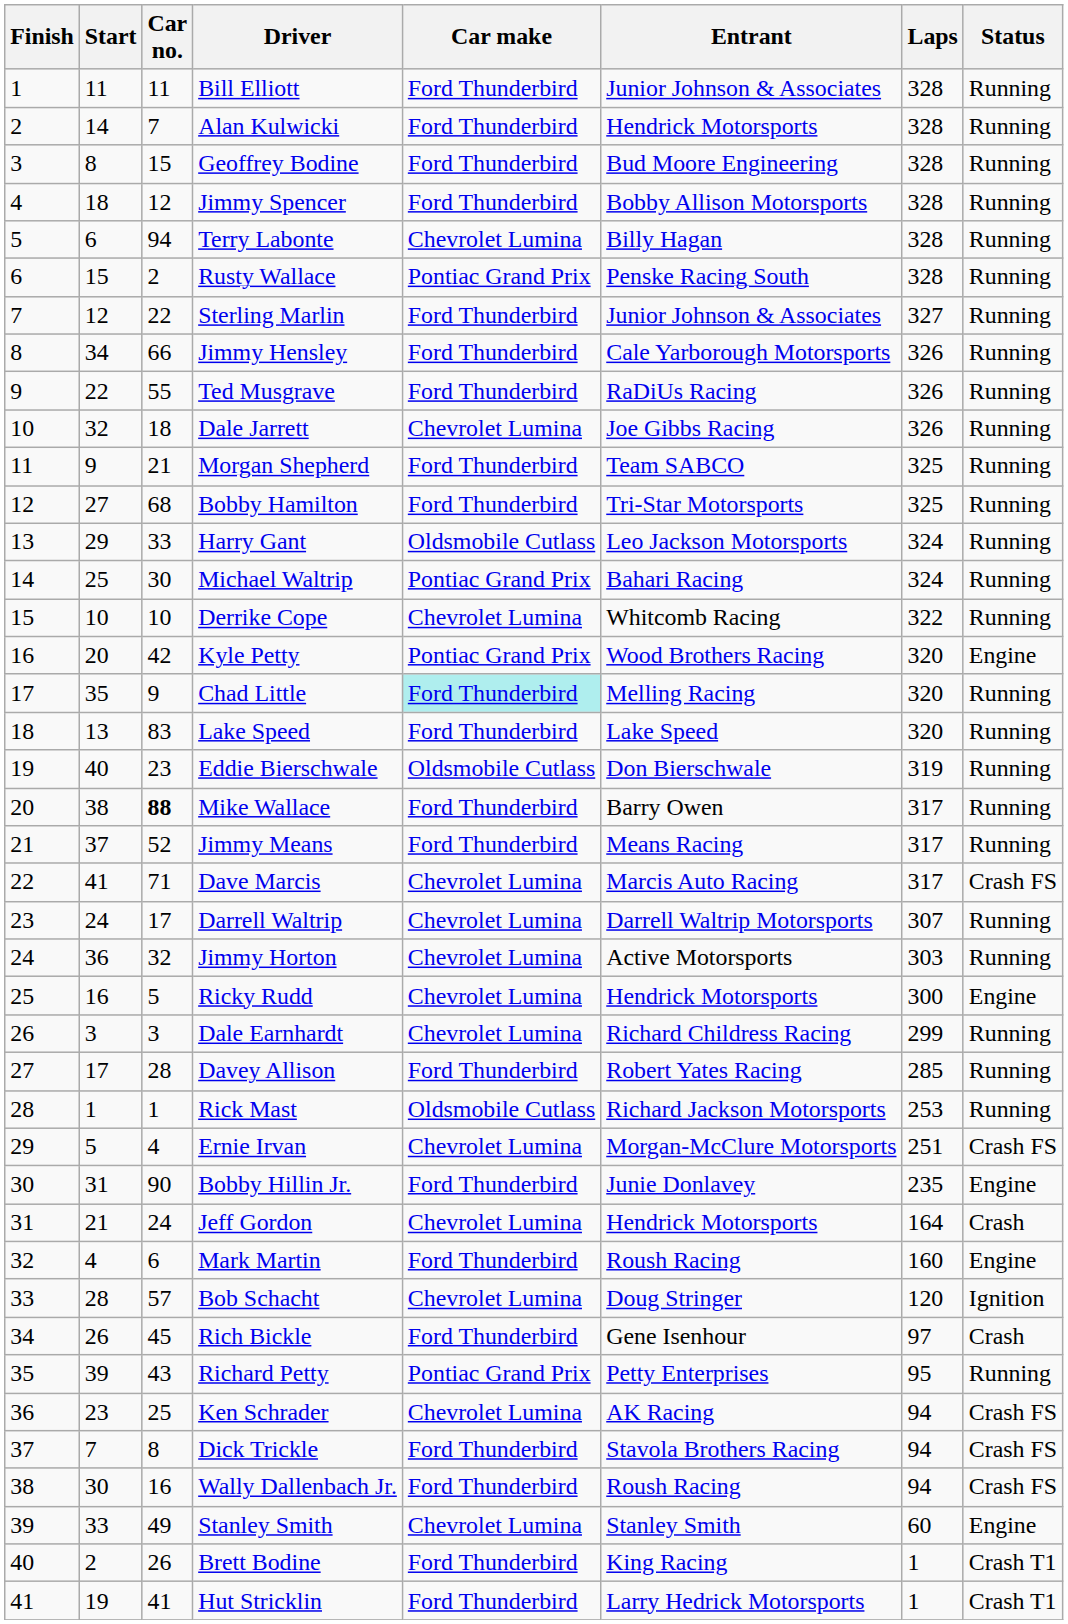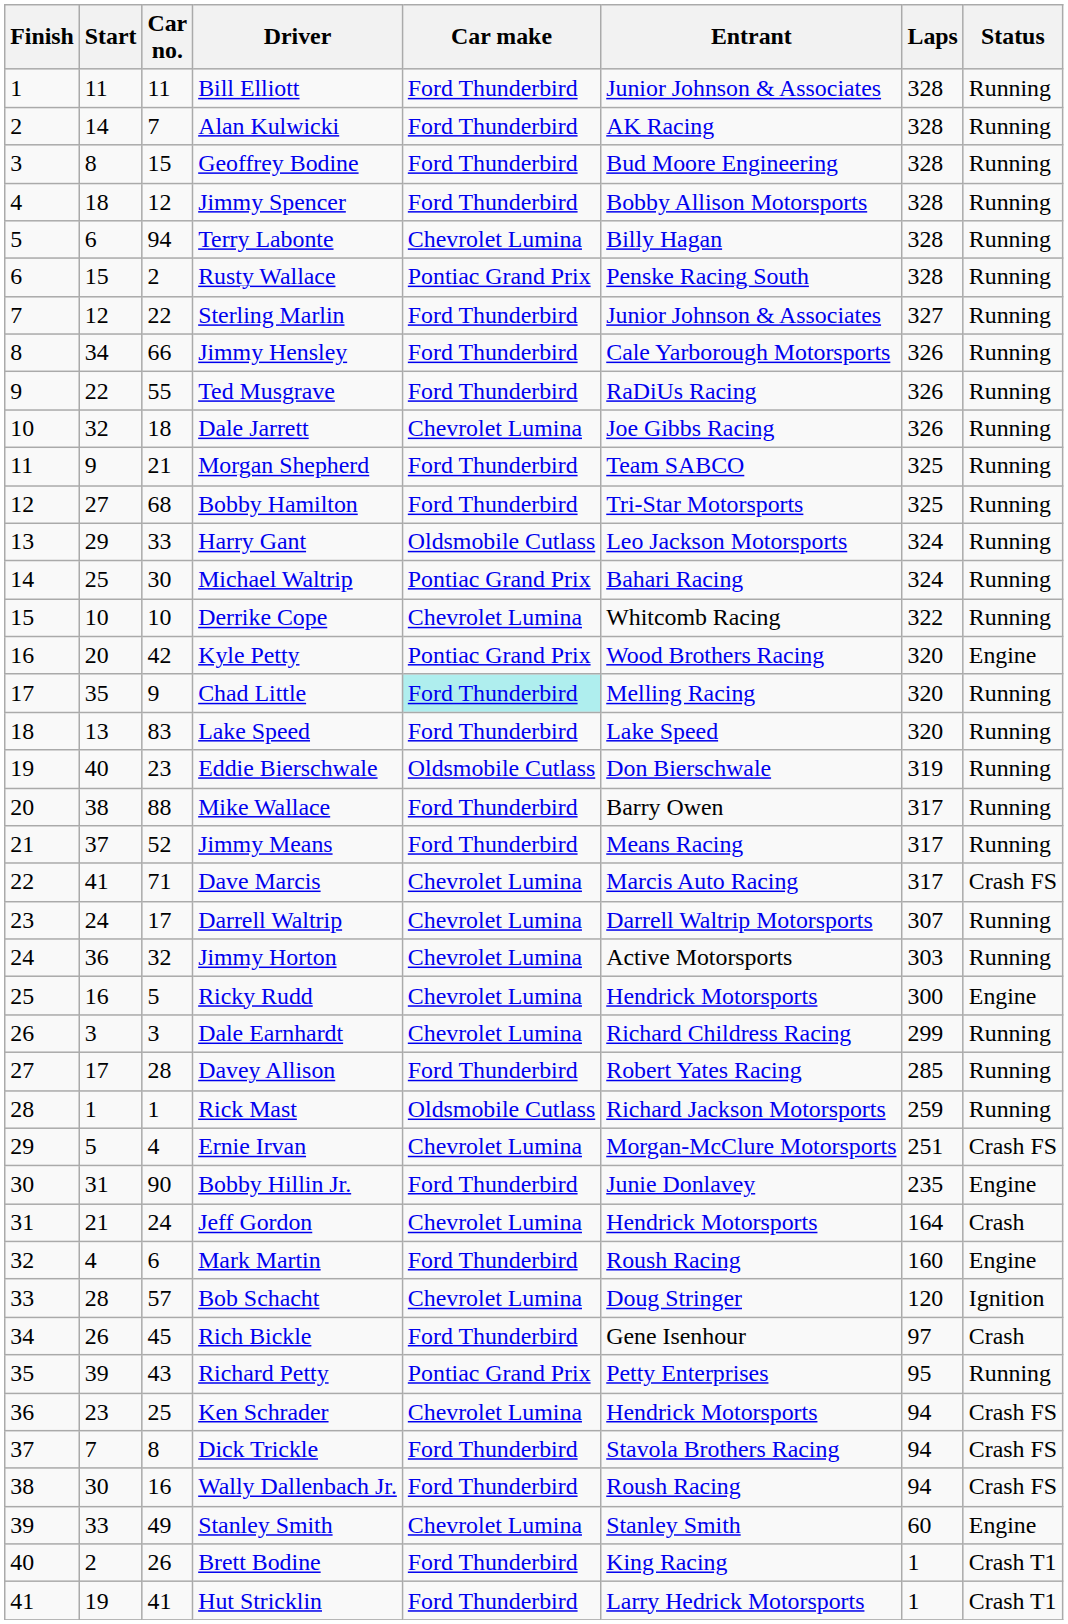(712, 125) Hendrick Motorsports -> (660, 125) AK Racing
(159, 806) bold -> (159, 806) normal
(925, 1108) 253 -> (925, 1108) 259
(660, 1411) AK Racing -> (712, 1411) Hendrick Motorsports
